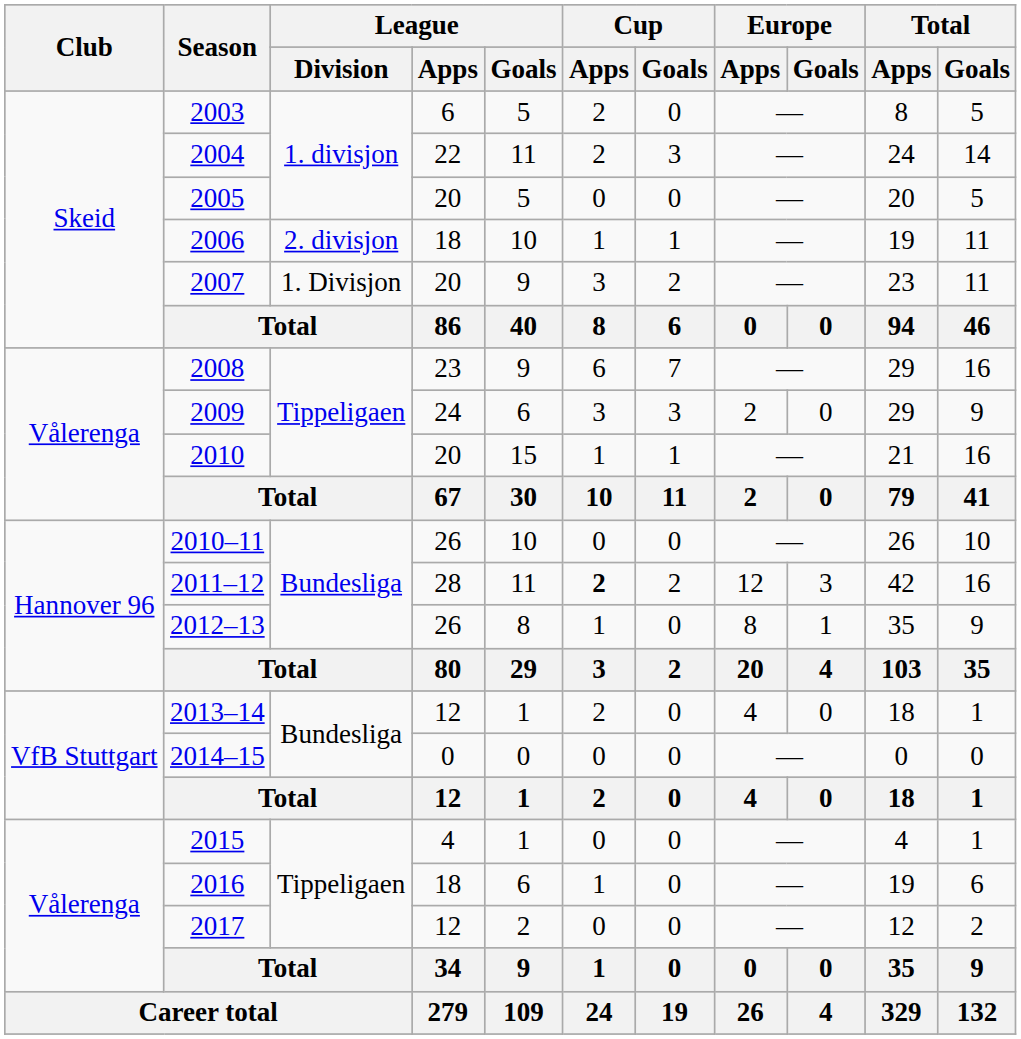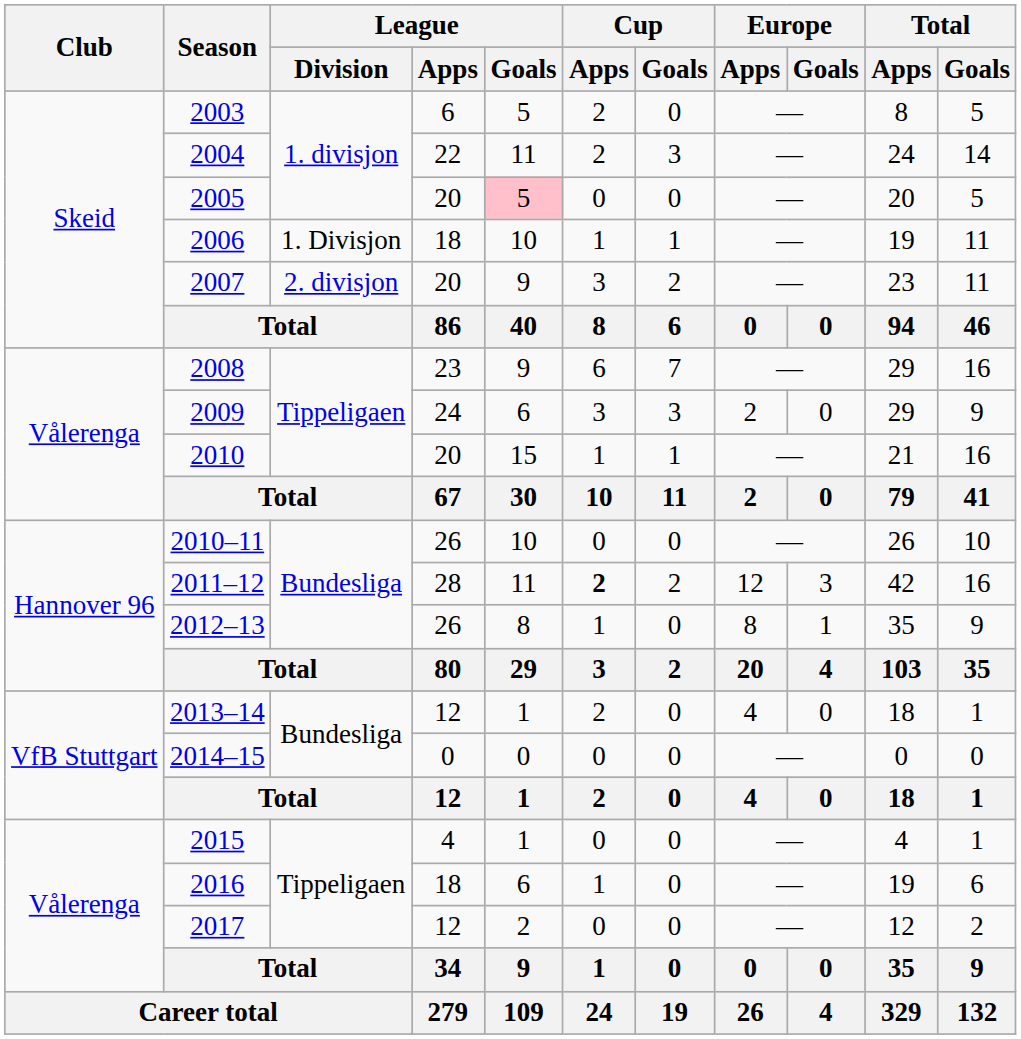(523, 197) no background -> (523, 197) pink background
(341, 240) 2. divisjon -> (341, 240) 1. Divisjon
(341, 283) 1. Divisjon -> (341, 283) 2. divisjon
